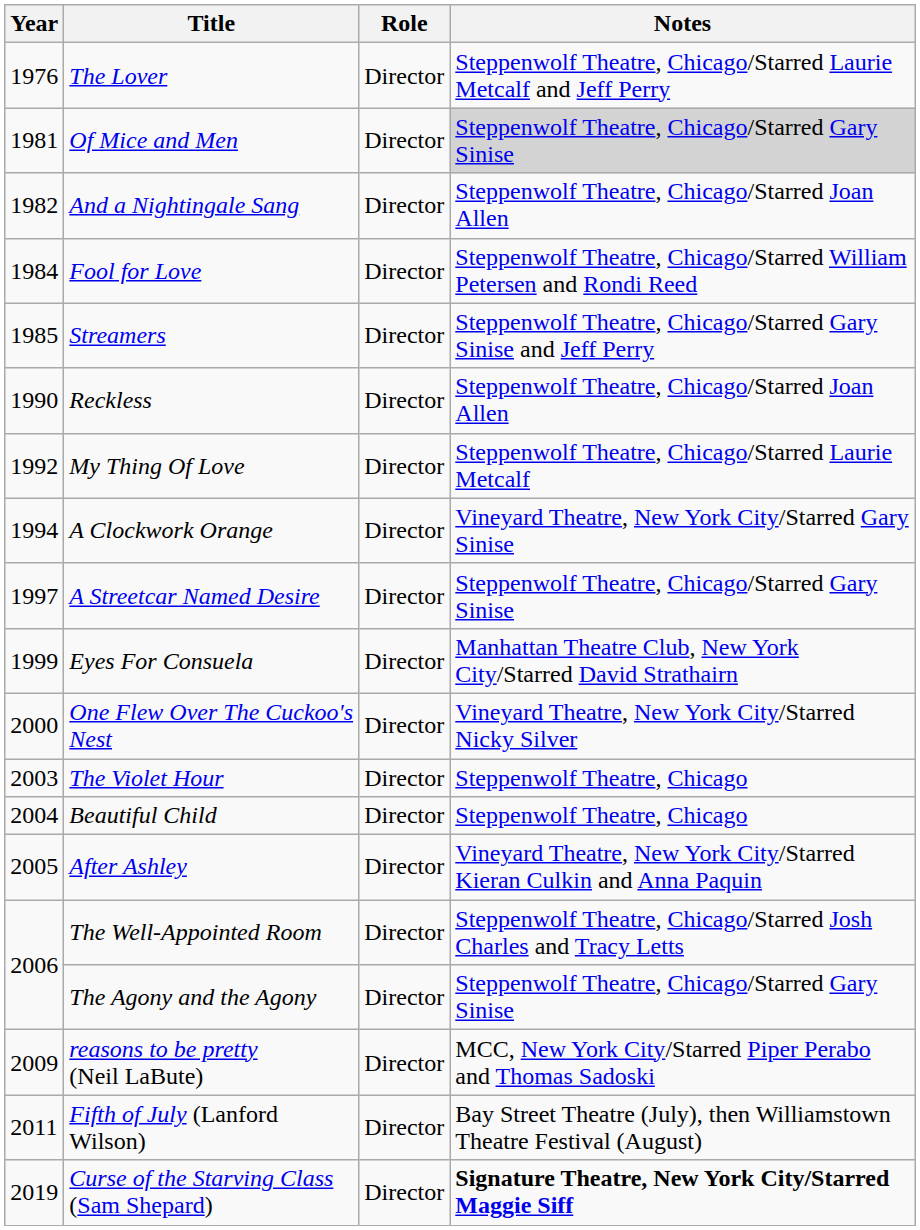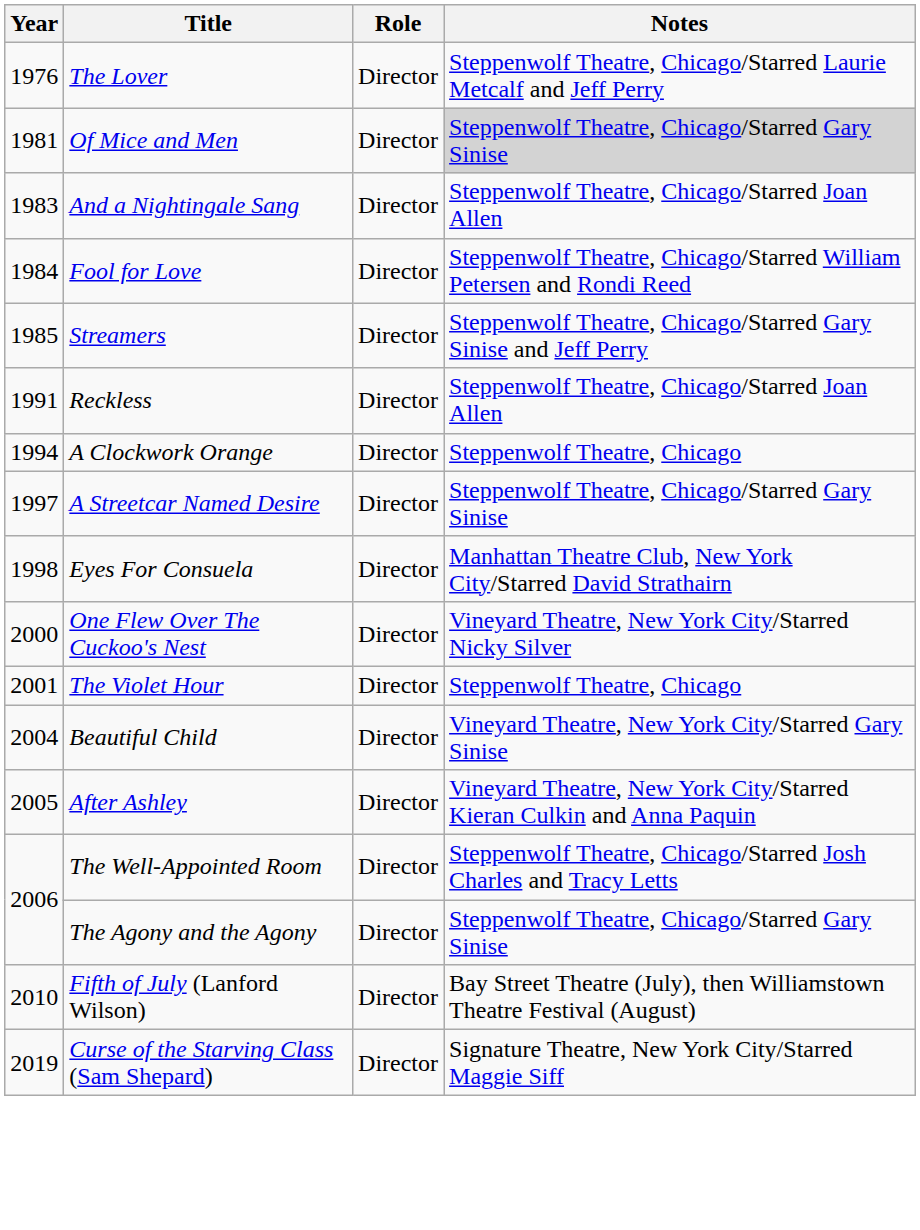(34, 205) 1982 -> (34, 205) 1983
(34, 400) 1990 -> (34, 400) 1991
- row: (157, 465)
(682, 530) Vineyard Theatre, New York City/Starred Gary Sinise -> (595, 451) Steppenwolf Theatre, Chicago
(34, 660) 1999 -> (34, 568) 1998
(34, 777) 2003 -> (34, 685) 2001
(601, 815) Steppenwolf Theatre, Chicago -> (676, 736) Vineyard Theatre, New York City/Starred Gary Sinise
- row: (163, 1062)
(34, 1127) 2011 -> (34, 997) 2010
(672, 1192) bold -> (651, 1062) normal
